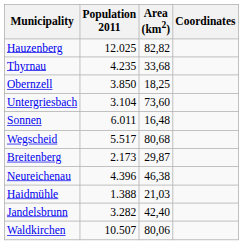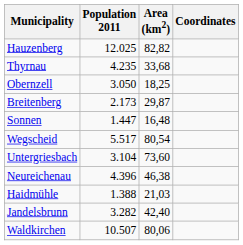(123, 84) 3.850 -> (123, 84) 3.050
rows swapped: (42, 102) <-> (34, 157)
(124, 121) 6.011 -> (123, 121) 1.447
(157, 139) 80,68 -> (157, 139) 80,54
